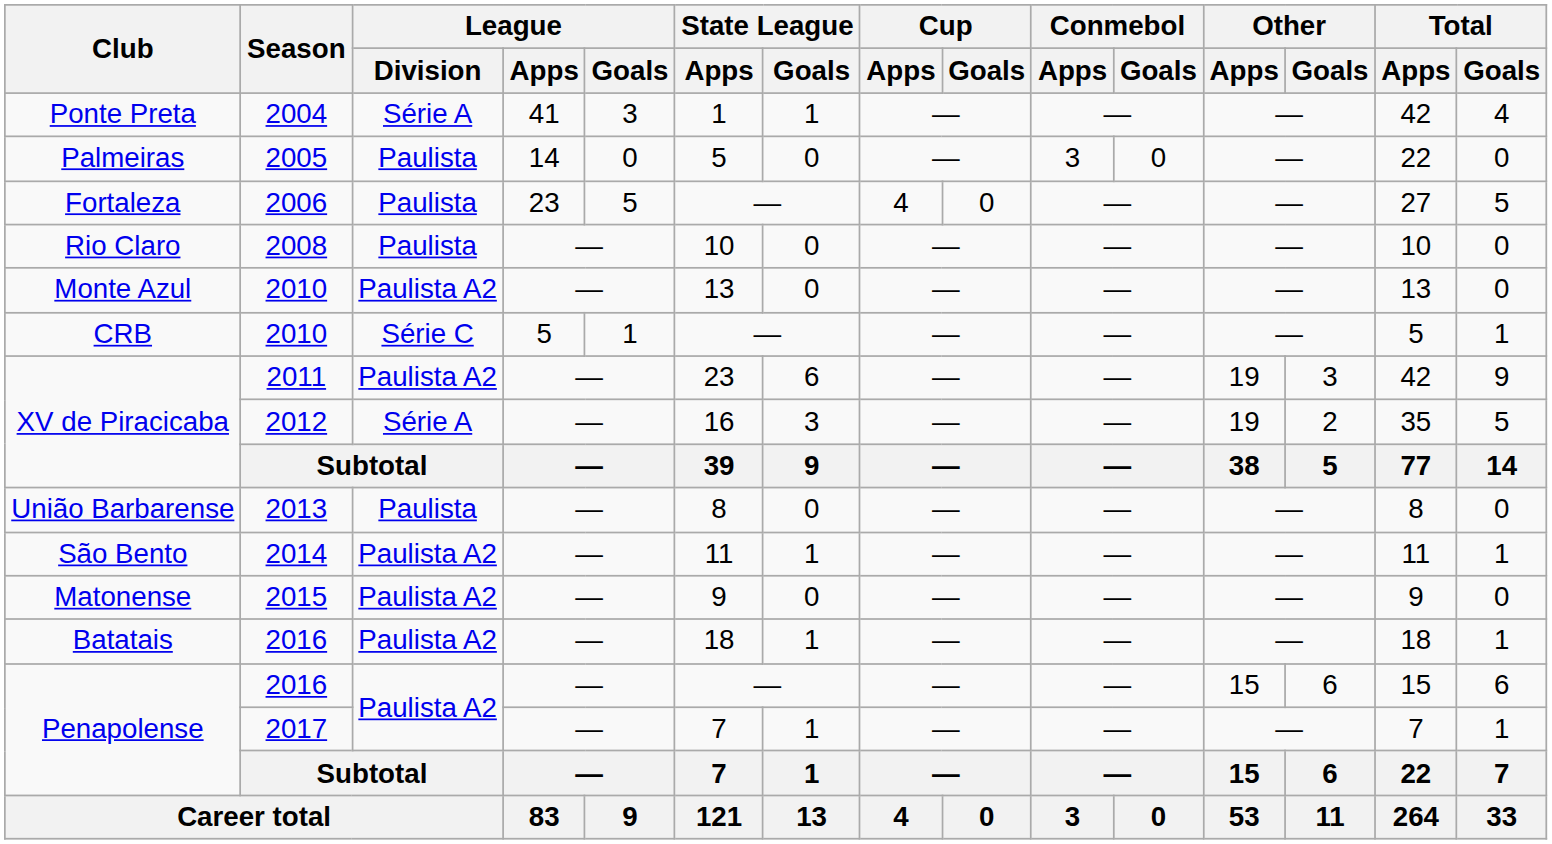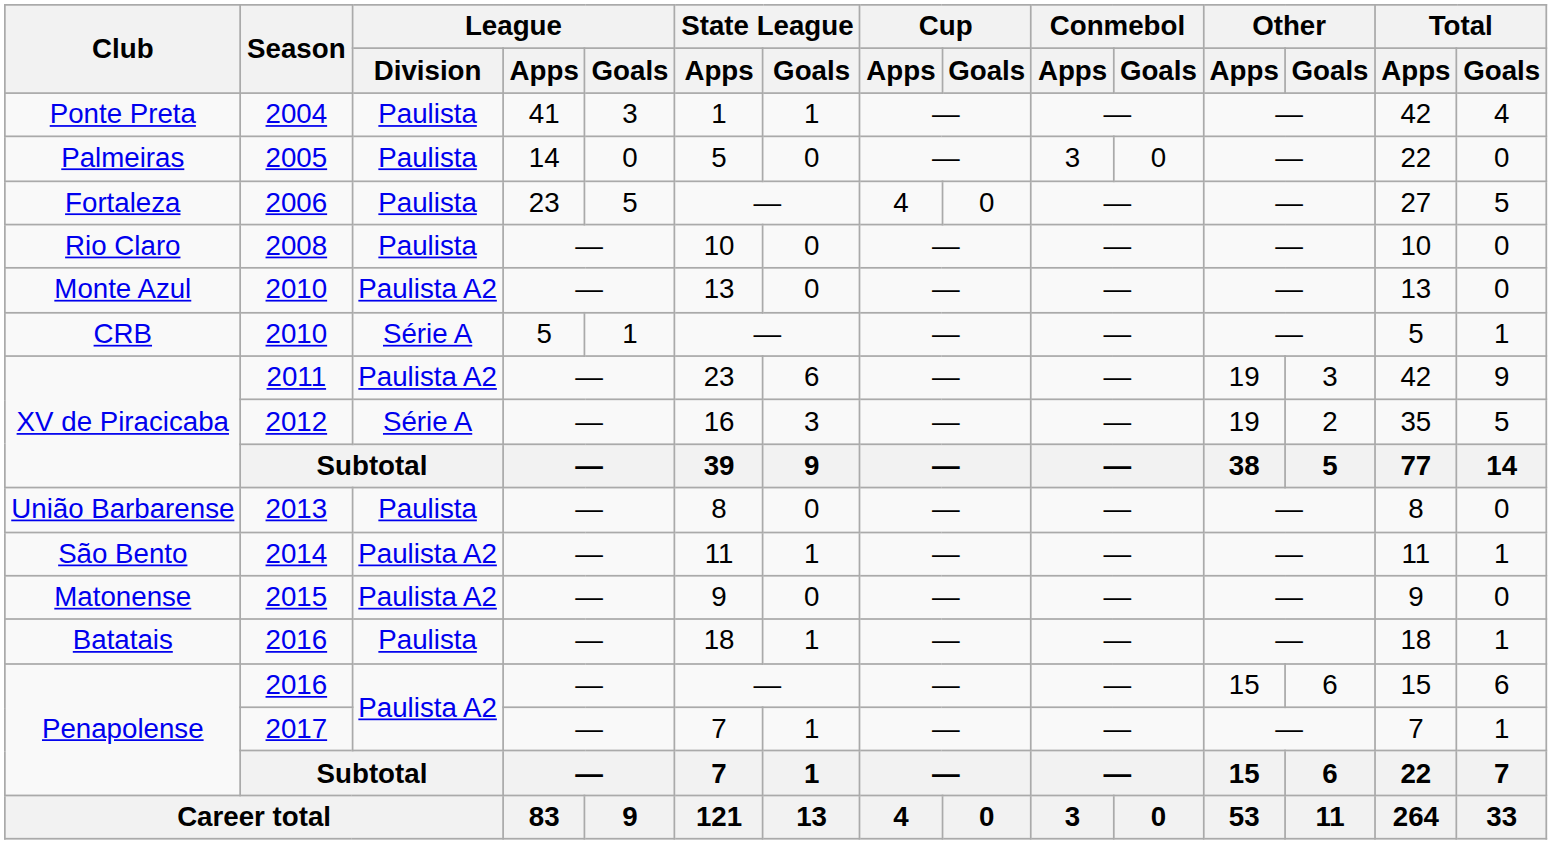(428, 114) Série A -> (428, 114) Paulista
(428, 333) Série C -> (428, 333) Série A
(428, 641) Paulista A2 -> (428, 641) Paulista
